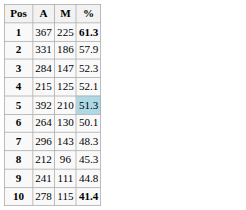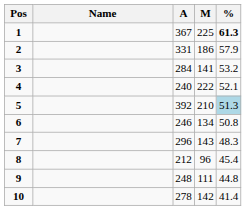+ column: (103, 14)
(65, 68) 147 -> (205, 68) 141
(89, 68) 52.3 -> (229, 68) 53.2
(44, 87) 215 -> (184, 87) 240
(65, 87) 125 -> (205, 87) 222
(44, 123) 264 -> (184, 123) 246
(65, 123) 130 -> (205, 123) 134
(89, 123) 50.1 -> (229, 123) 50.8
(89, 160) 45.3 -> (229, 160) 45.4
(44, 178) 241 -> (184, 178) 248
(65, 196) 115 -> (205, 196) 142
(89, 196) bold -> (229, 196) normal
